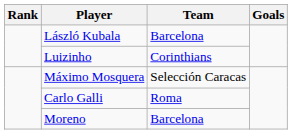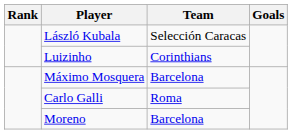(177, 35) Barcelona -> (198, 35) Selección Caracas
(198, 77) Selección Caracas -> (177, 77) Barcelona
